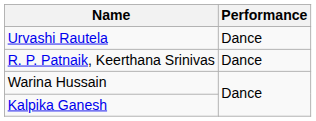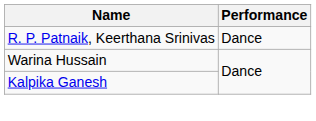- row: (58, 37)
